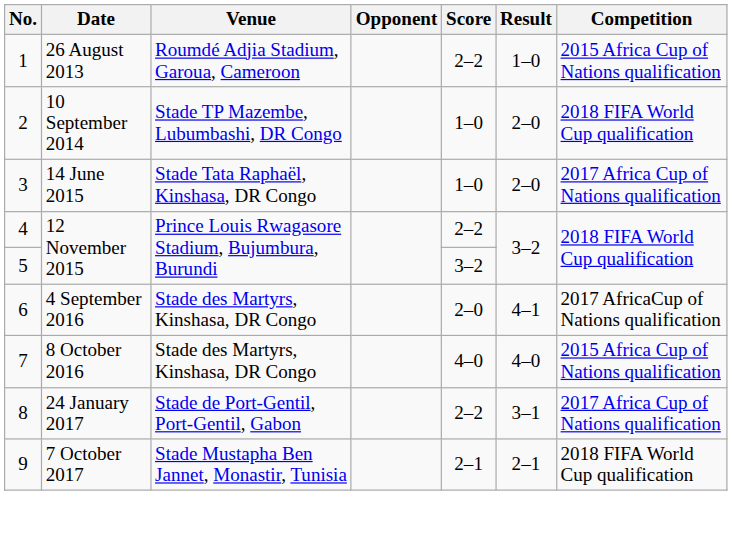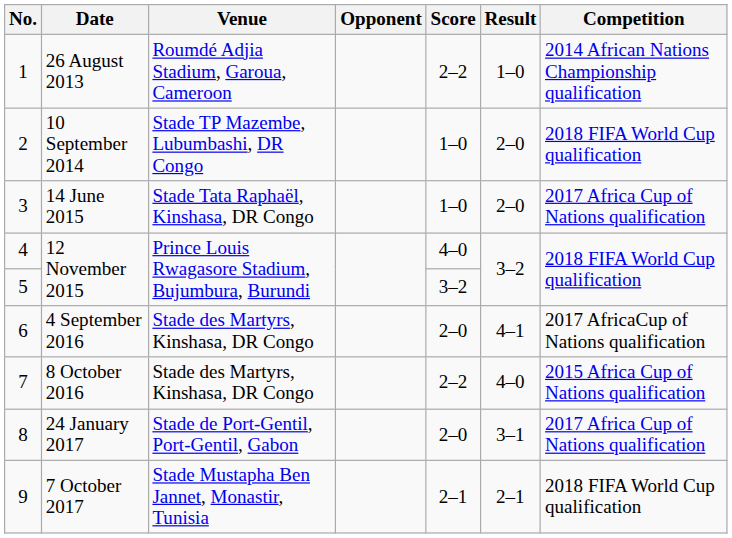(641, 60) 2015 Africa Cup of Nations qualification -> (627, 71) 2014 African Nations Championship qualification
(469, 229) 2–2 -> (453, 250) 4–0
(469, 361) 4–0 -> (453, 382) 2–2
(469, 413) 2–2 -> (453, 434) 2–0
